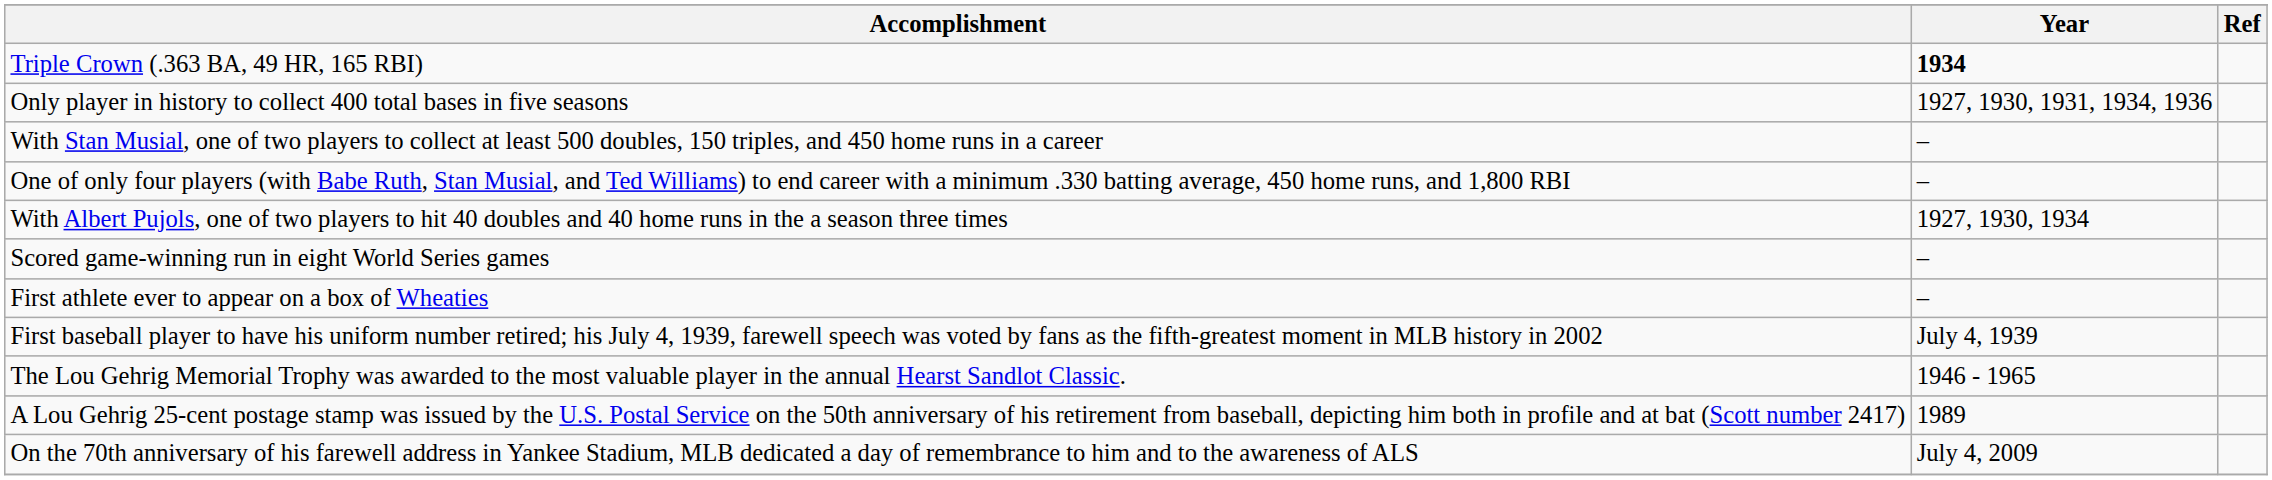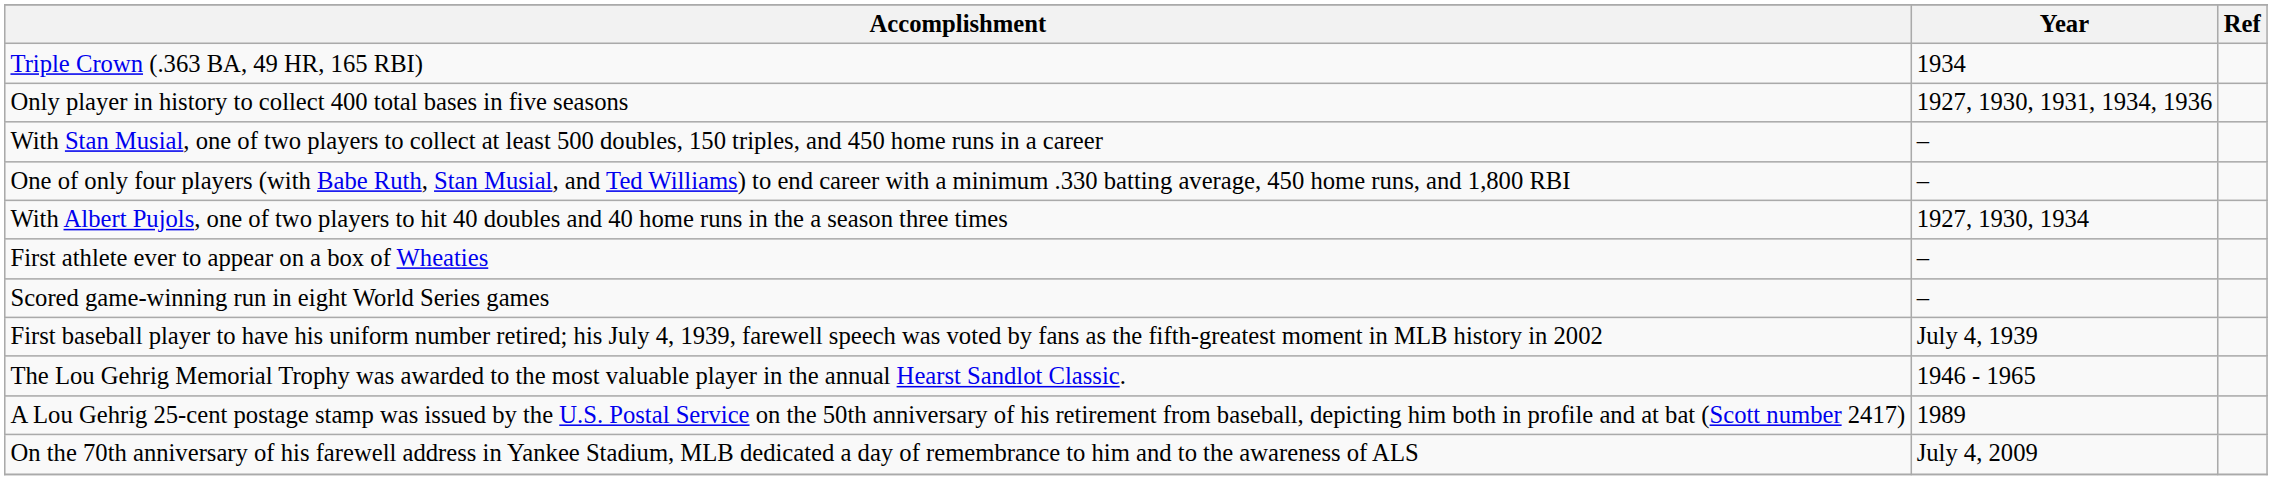(1941, 63) bold -> (1941, 63) normal
rows swapped: (280, 258) <-> (249, 297)
